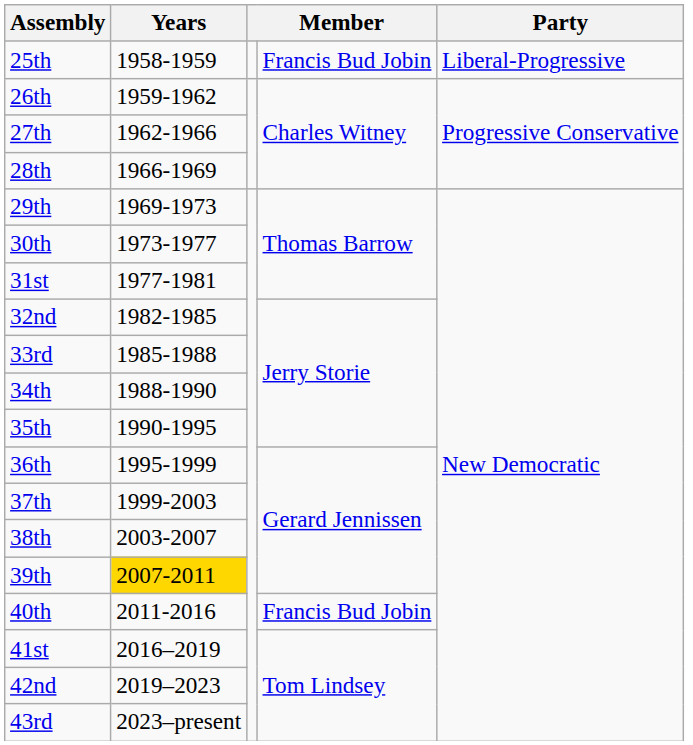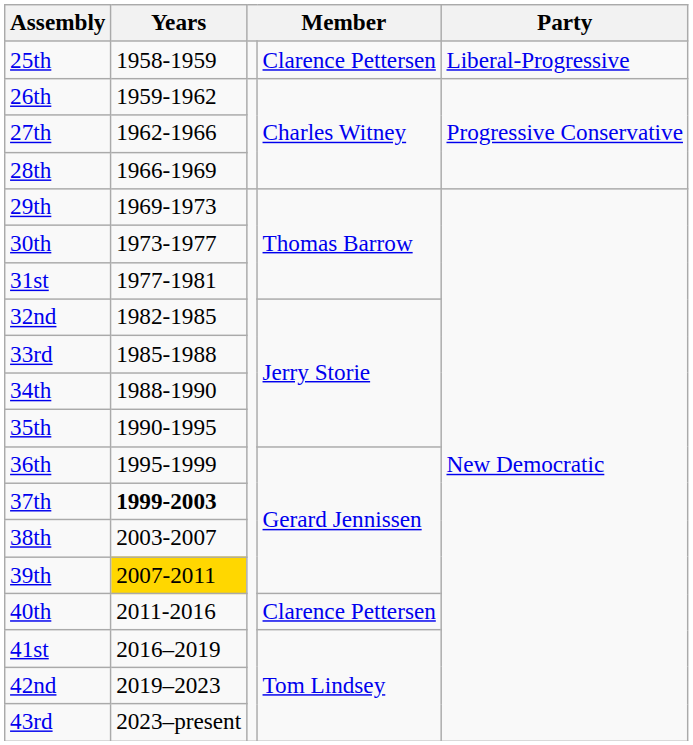(347, 59) Francis Bud Jobin -> (349, 59) Clarence Pettersen
(166, 501) normal -> (166, 501) bold
(347, 611) Francis Bud Jobin -> (349, 611) Clarence Pettersen
